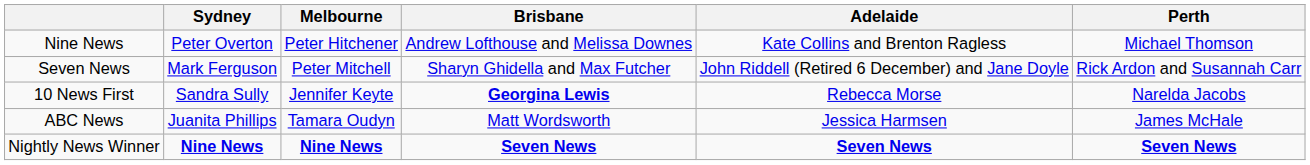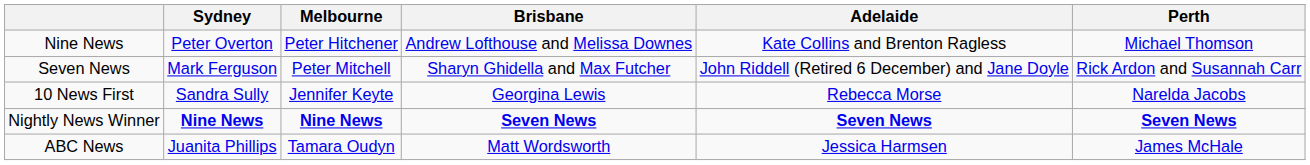(549, 95) bold -> (549, 95) normal
rows swapped: (84, 120) <-> (84, 146)
